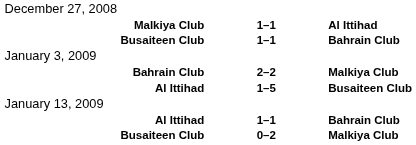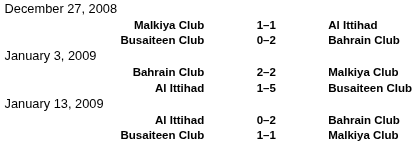(266, 40) 1–1 -> (266, 40) 0–2
(266, 120) 1–1 -> (266, 120) 0–2
(266, 135) 0–2 -> (266, 135) 1–1
